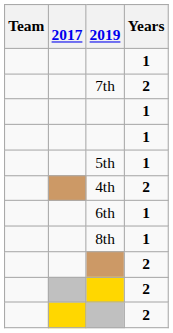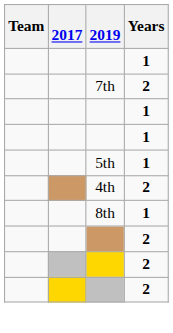- row: (105, 213)
